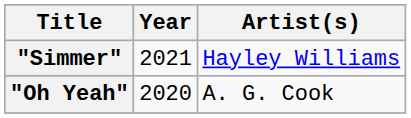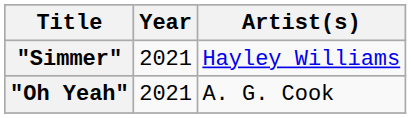(166, 94) 2020 -> (166, 94) 2021
